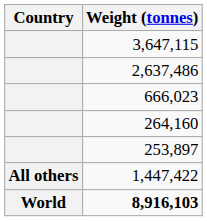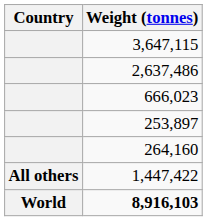rows swapped: (171, 123) <-> (171, 149)
